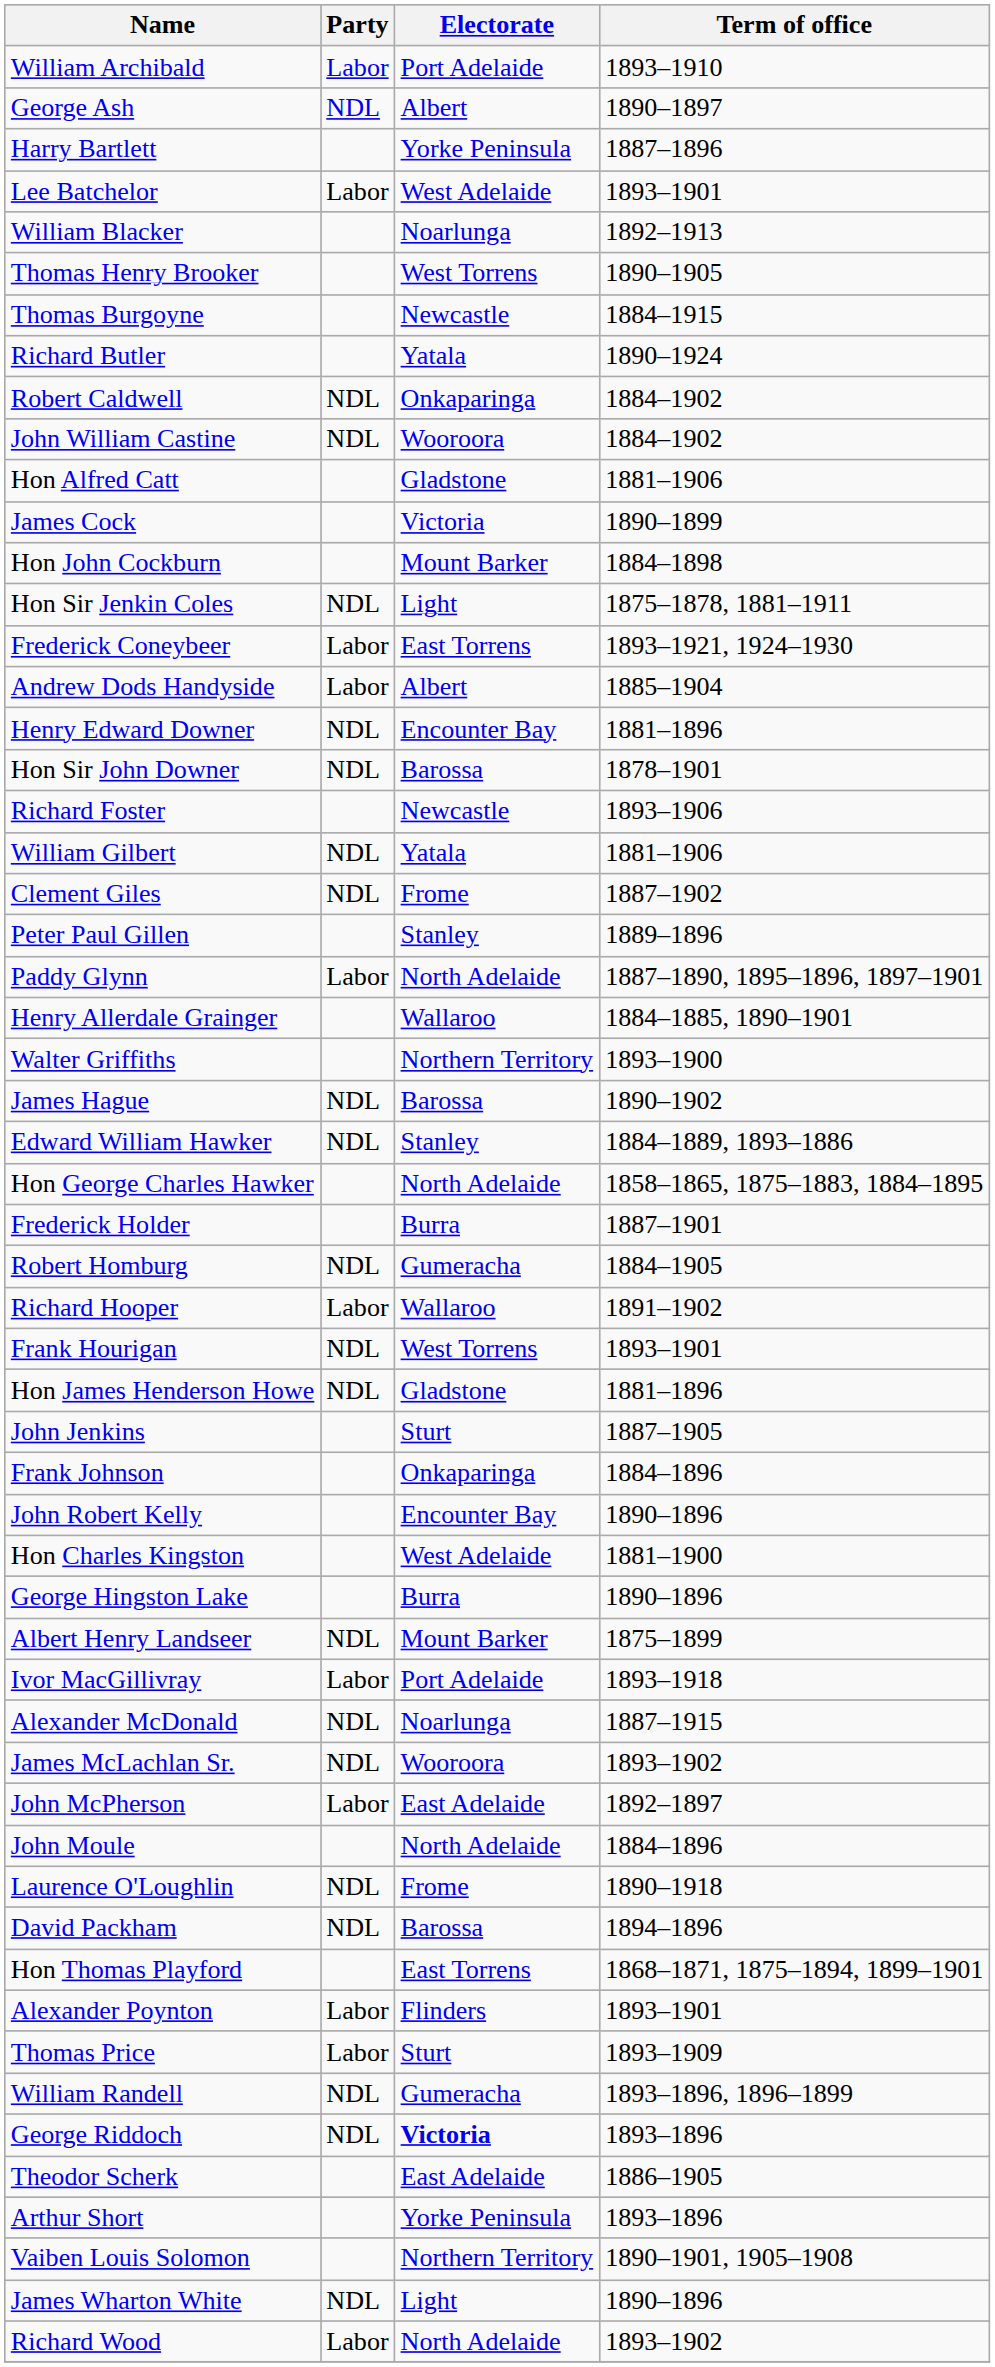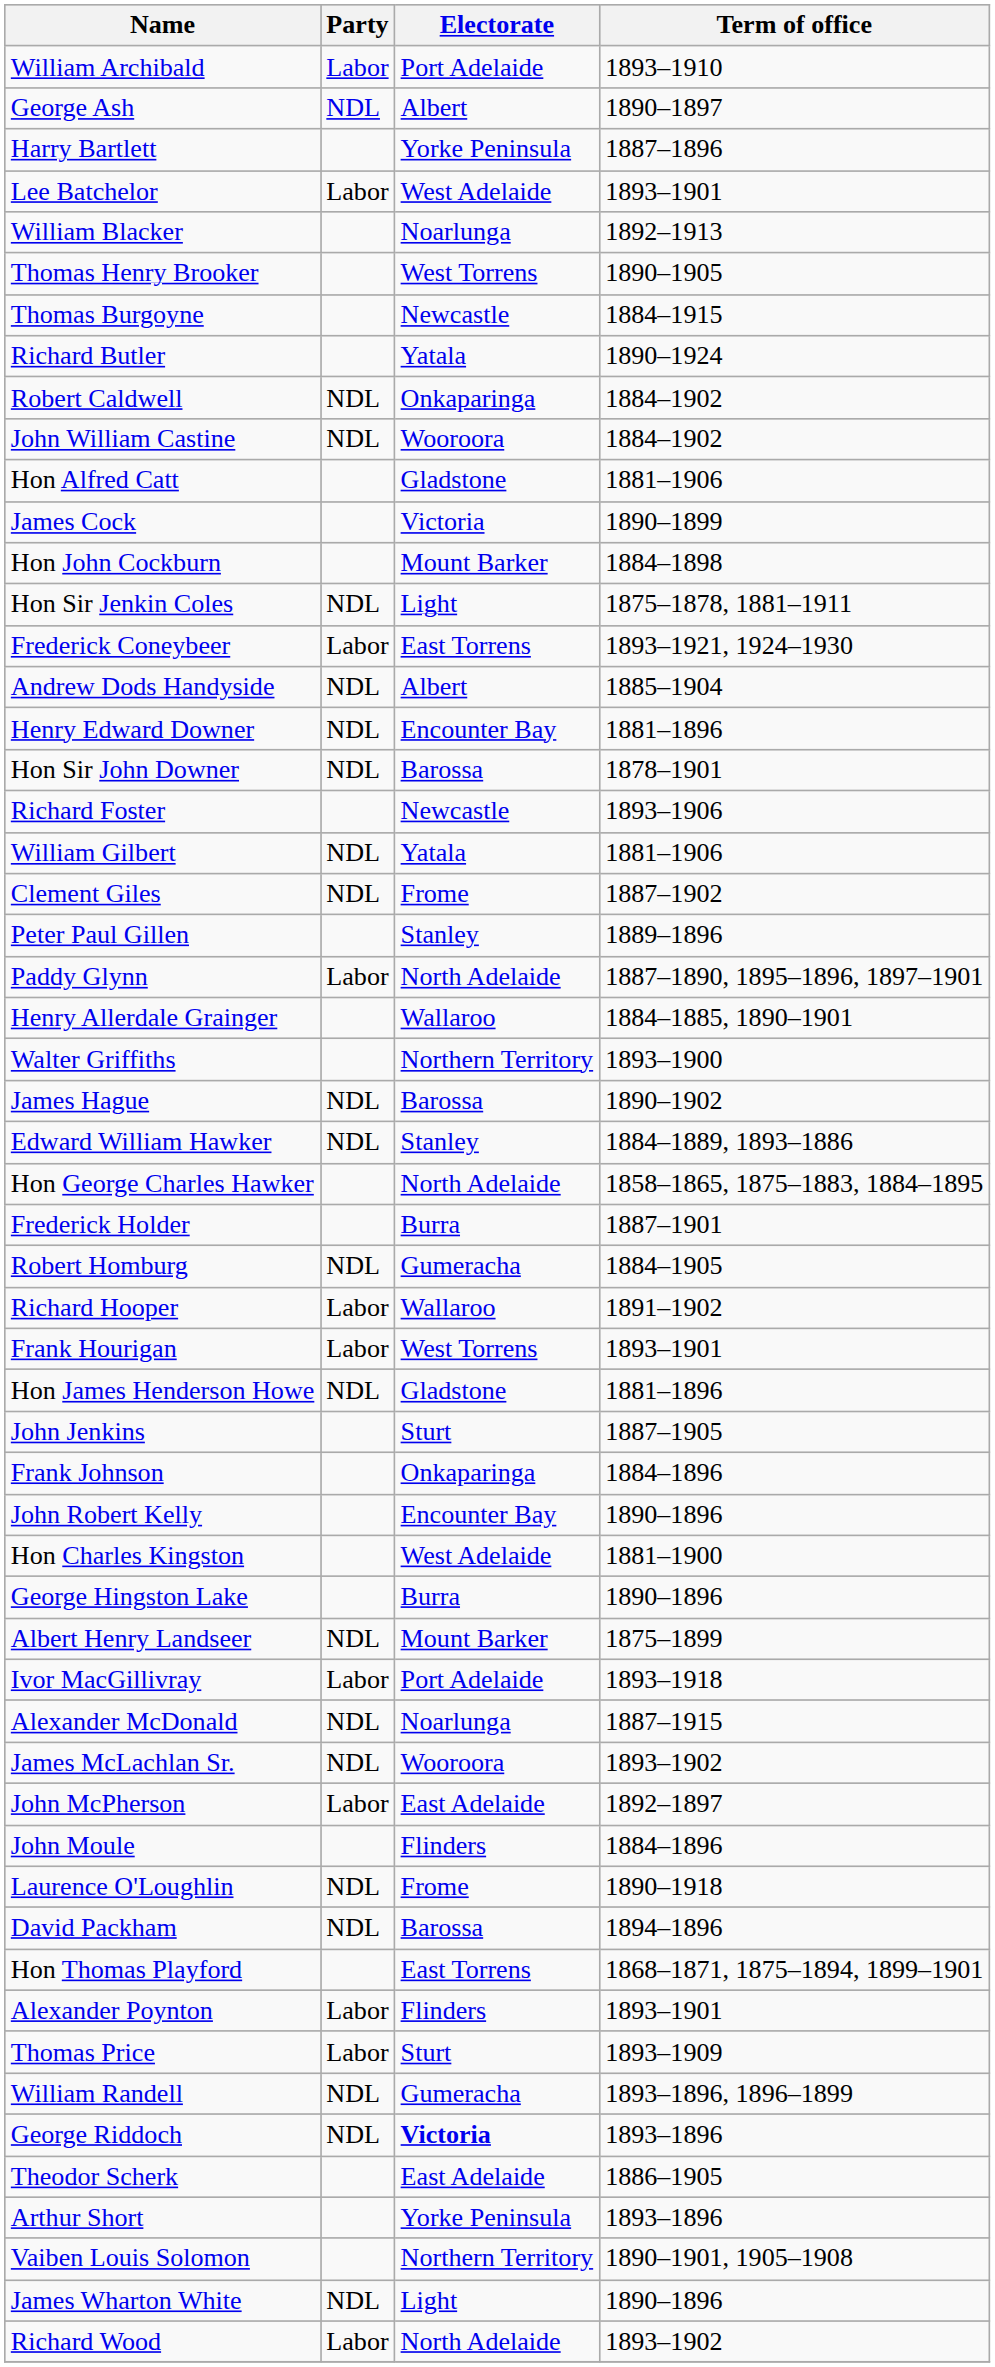(357, 686) Labor -> (353, 686) NDL
(353, 1348) NDL -> (357, 1348) Labor
(481, 1845) North Adelaide -> (443, 1845) Flinders
